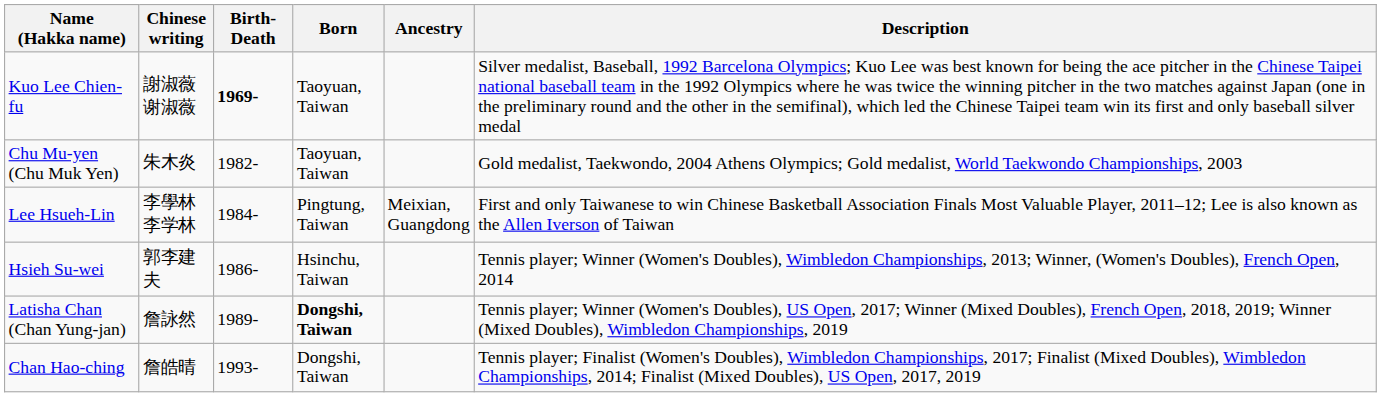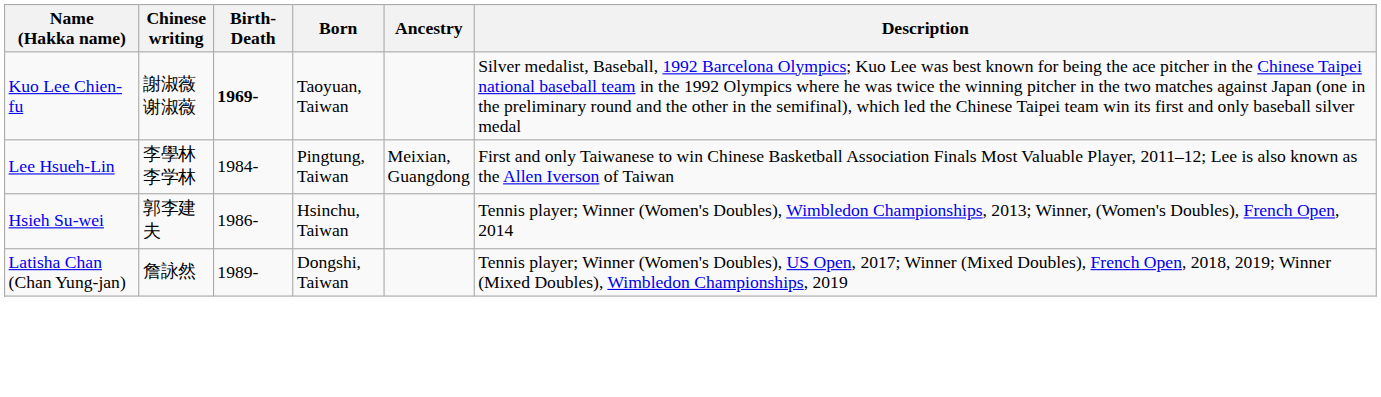- row: (64, 163)
(330, 319) bold -> (329, 272) normal
- row: (67, 367)
